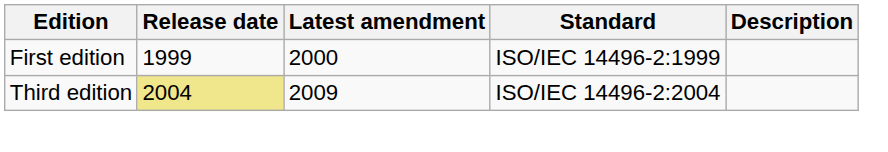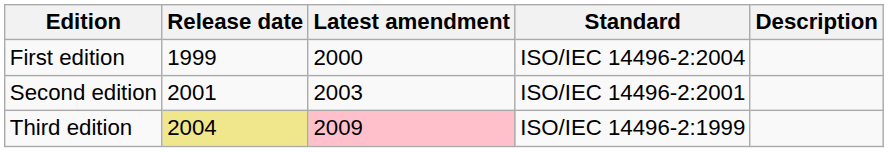(608, 57) ISO/IEC 14496-2:1999 -> (633, 57) ISO/IEC 14496-2:2004
+ row: (83, 92)
(313, 92) no background -> (338, 127) pink background
(608, 92) ISO/IEC 14496-2:2004 -> (633, 127) ISO/IEC 14496-2:1999
